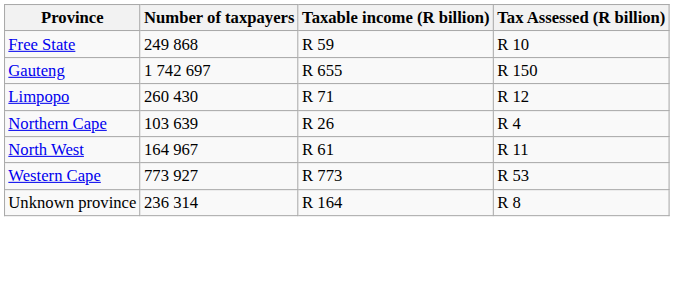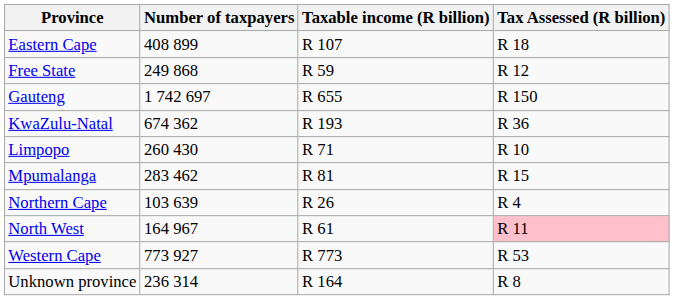+ row: (52, 44)
(513, 44) R 10 -> (513, 70) R 12
+ row: (61, 123)
(513, 96) R 12 -> (513, 149) R 10
+ row: (52, 176)
(513, 149) no background -> (513, 228) pink background
